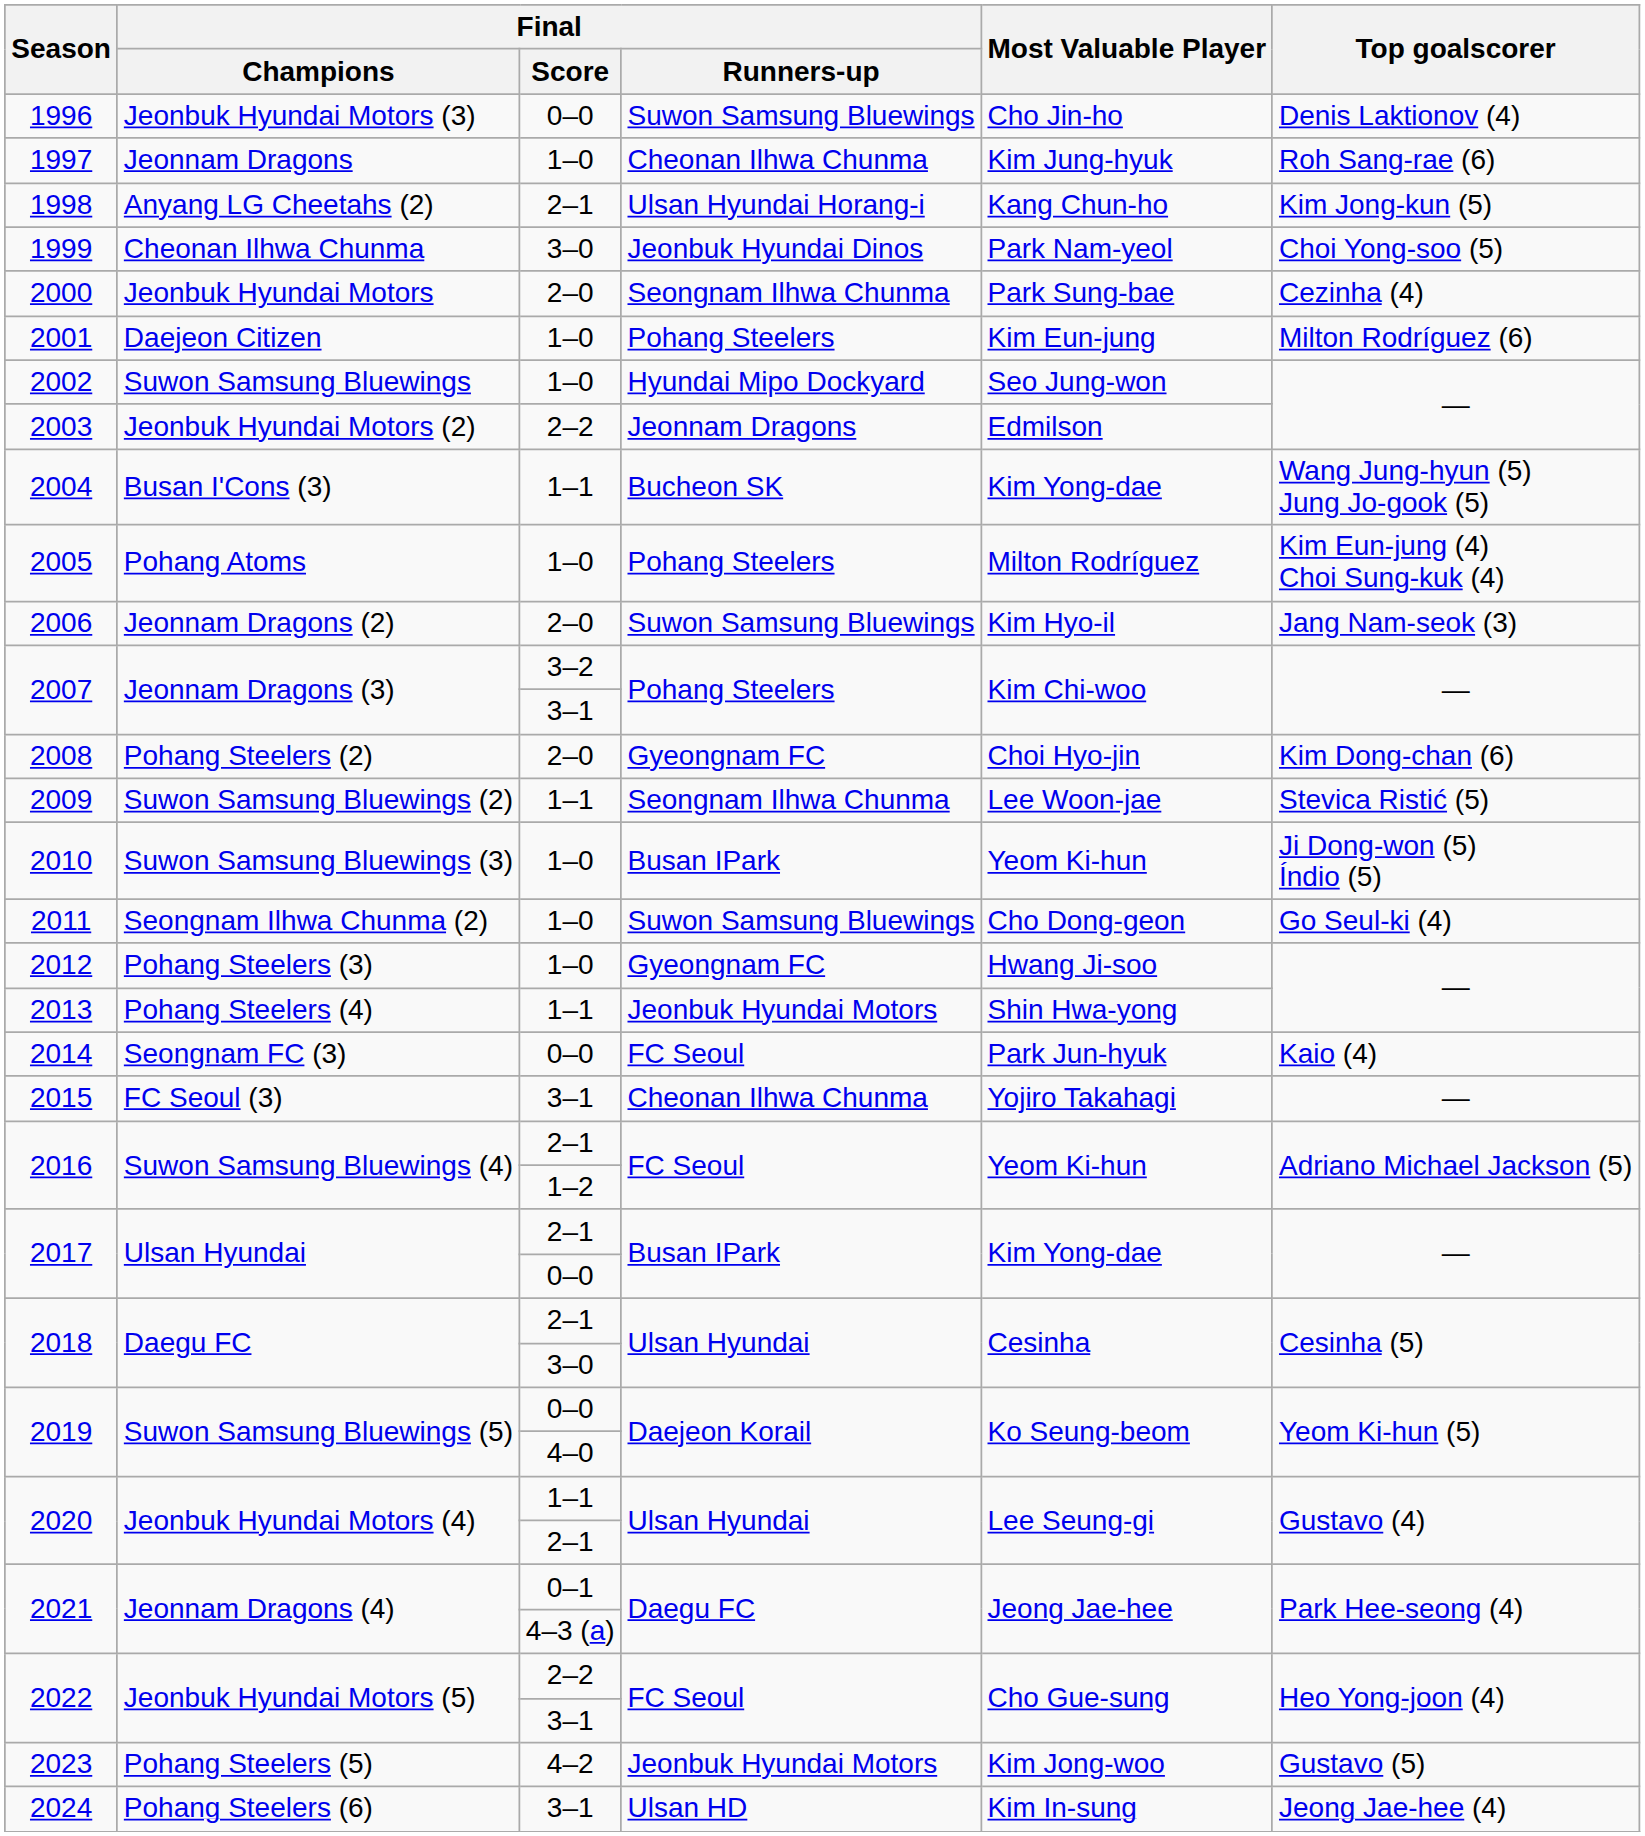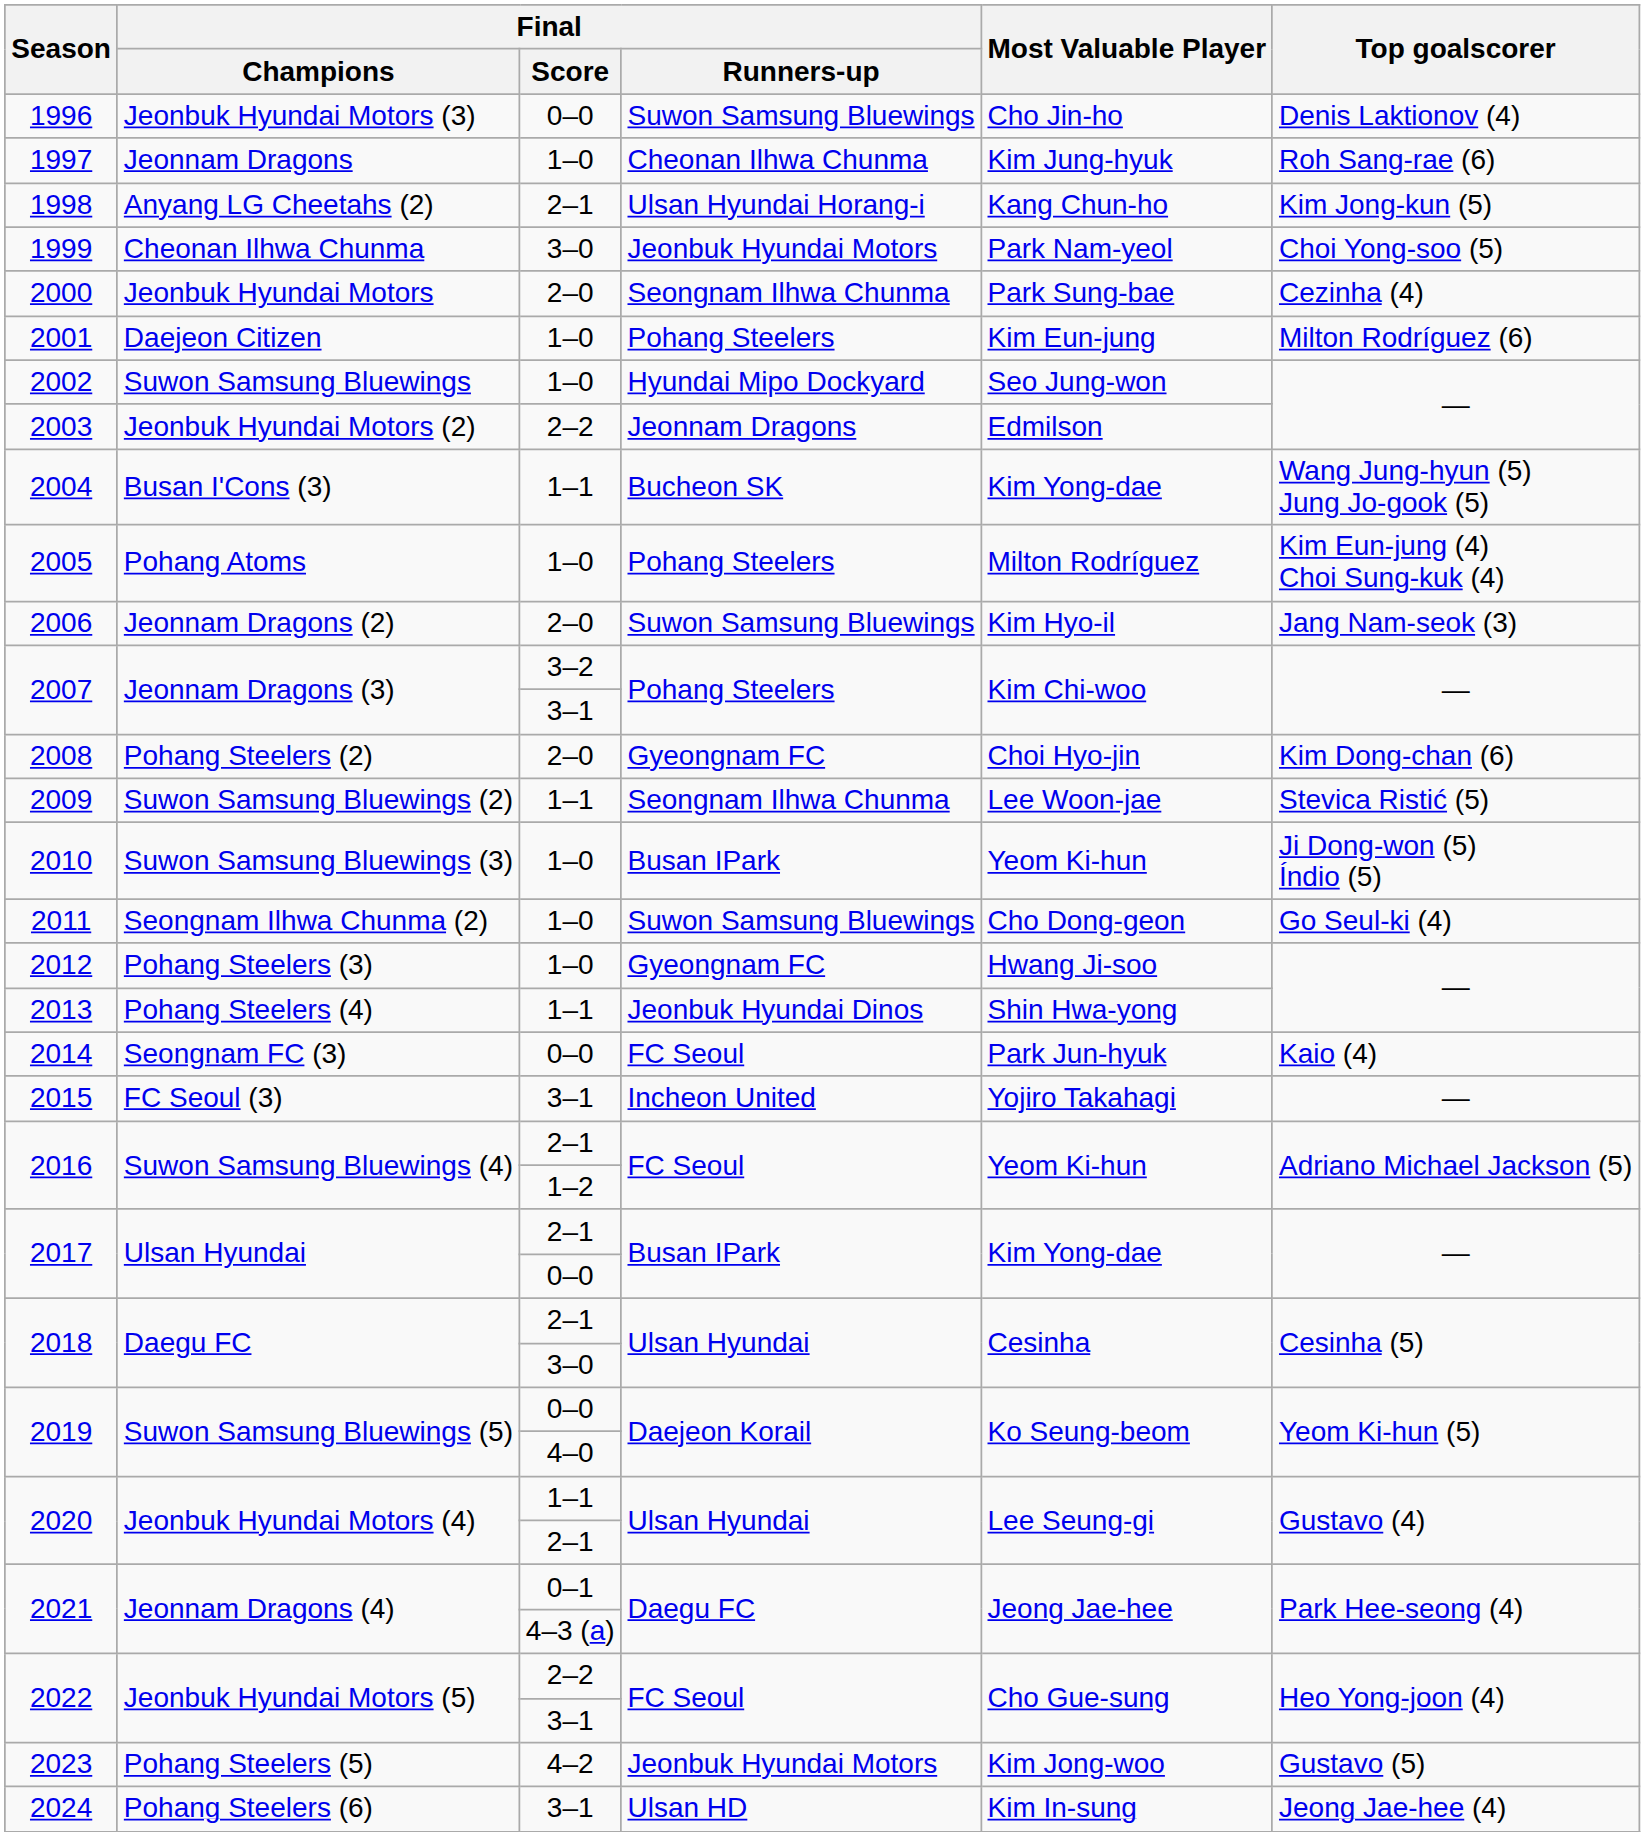(775, 248) Jeonbuk Hyundai Dinos -> (782, 248) Jeonbuk Hyundai Motors
(782, 1009) Jeonbuk Hyundai Motors -> (775, 1009) Jeonbuk Hyundai Dinos
(778, 1098) Cheonan Ilhwa Chunma -> (722, 1098) Incheon United
